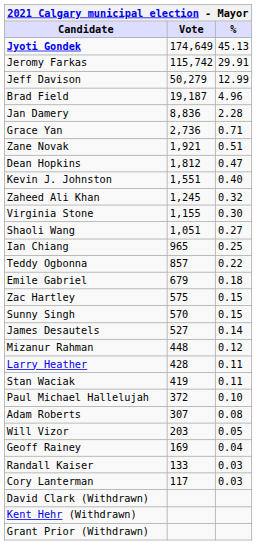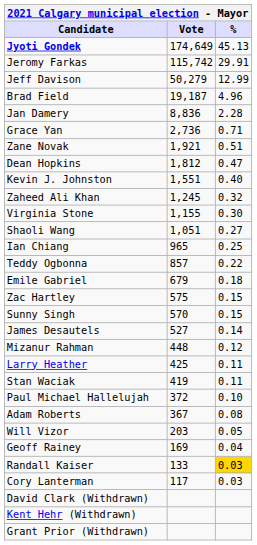(179, 364) 428 -> (179, 364) 425
(179, 414) 307 -> (179, 414) 367
(230, 465) no background -> (230, 465) gold background
